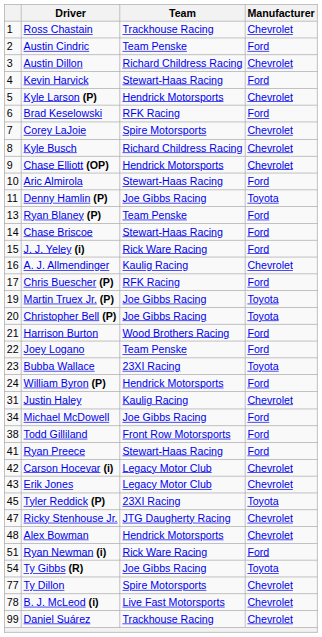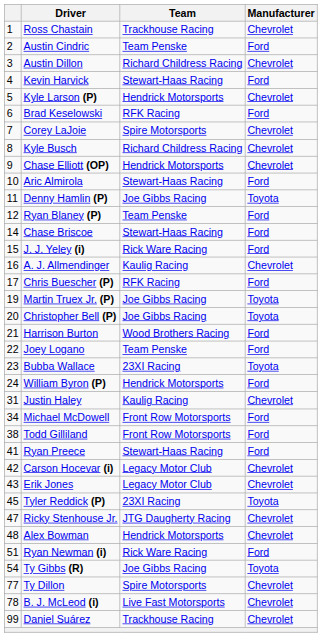(13, 215) 13 -> (13, 215) 12
(164, 417) Joe Gibbs Racing -> (177, 417) Front Row Motorsports
